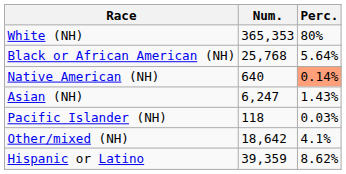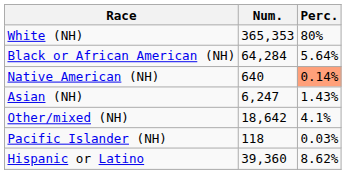(264, 56) 25,768 -> (264, 56) 64,284
rows swapped: (87, 118) <-> (68, 138)
(264, 159) 39,359 -> (264, 159) 39,360
